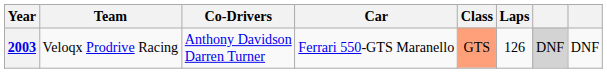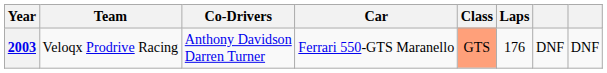(514, 48) 126 -> (514, 48) 176
(550, 48) lightgrey background -> (550, 48) no background
